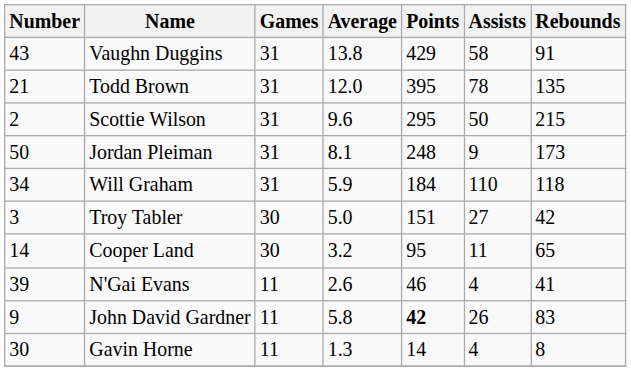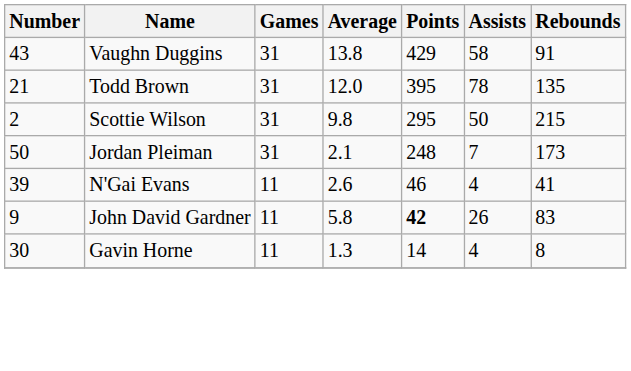(340, 119) 9.6 -> (340, 119) 9.8
(340, 152) 8.1 -> (340, 152) 2.1
(473, 152) 9 -> (473, 152) 7
- row: (141, 185)
- row: (136, 218)
- row: (141, 250)
